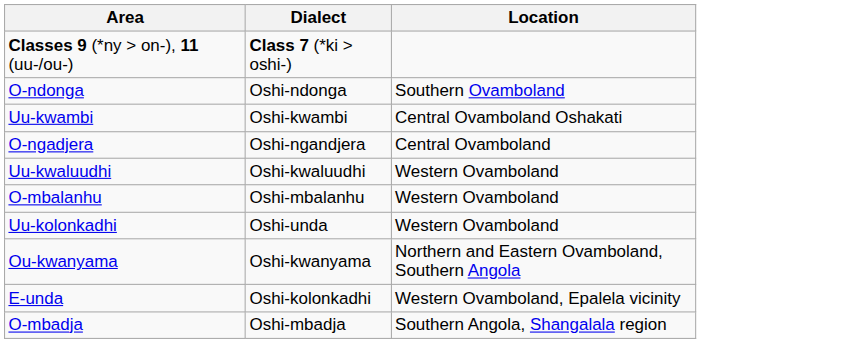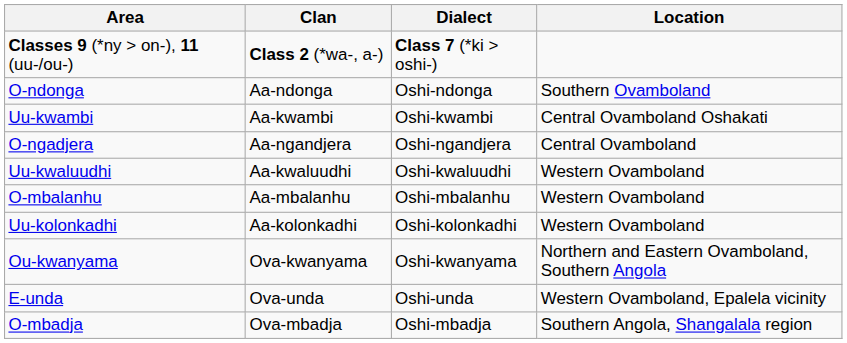+ column: (318, 17)
(289, 225) Oshi-unda -> (456, 225) Oshi-kolonkadhi
(310, 298) Oshi-kolonkadhi -> (434, 298) Oshi-unda
